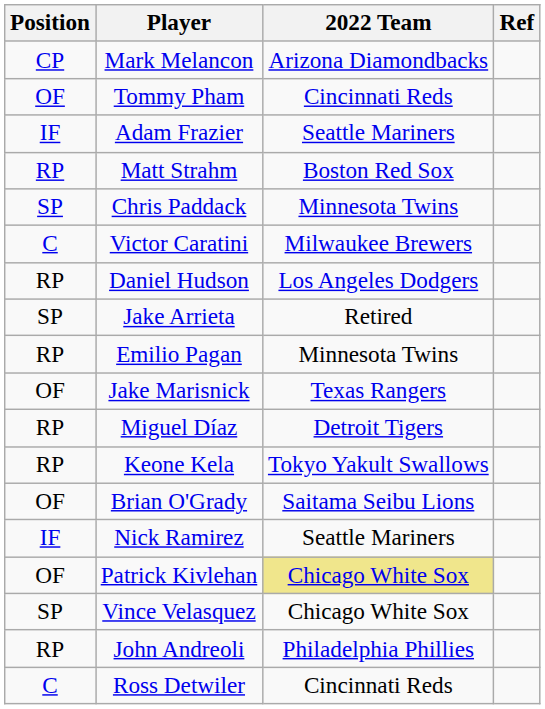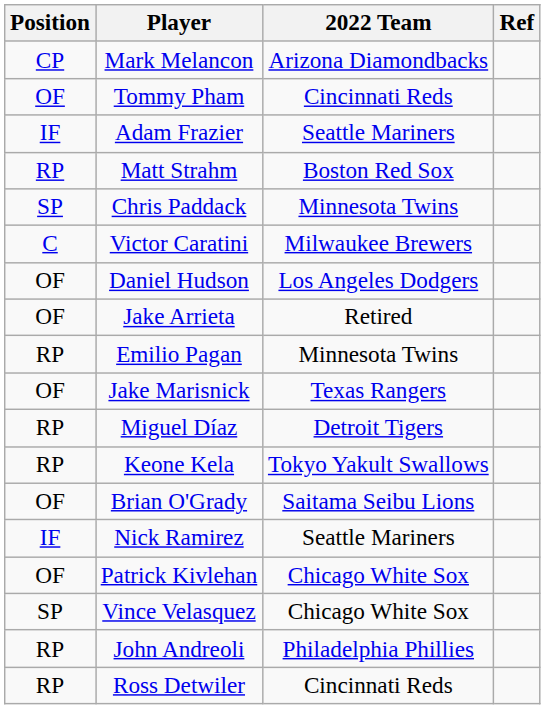(50, 280) RP -> (50, 280) OF
(50, 317) SP -> (50, 317) OF
(378, 574) khaki background -> (378, 574) no background
(50, 685) C -> (50, 685) RP
